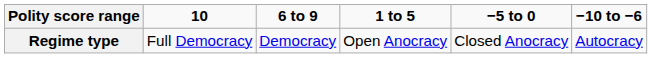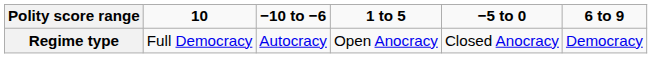columns swapped: (298, 16) <-> (609, 16)
